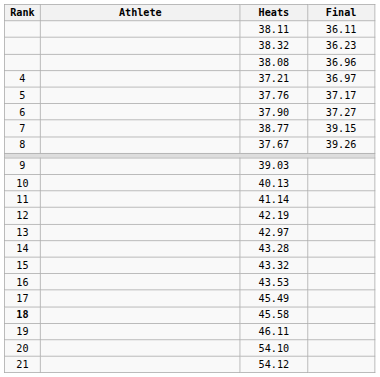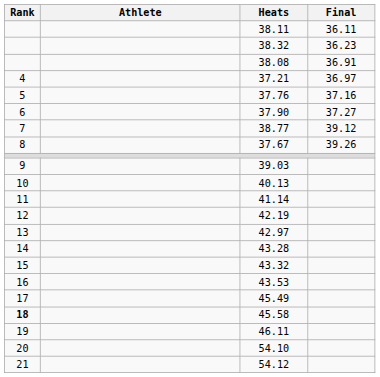(341, 62) 36.96 -> (341, 62) 36.91
(341, 95) 37.17 -> (341, 95) 37.16
(341, 128) 39.15 -> (341, 128) 39.12
